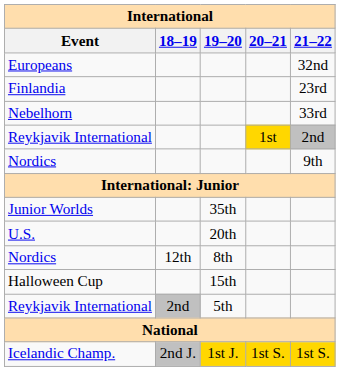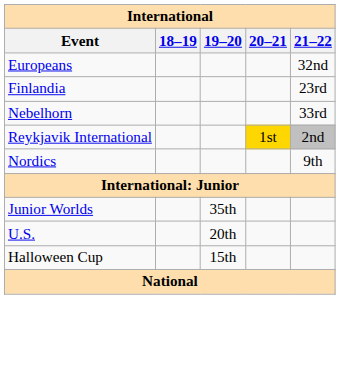- row: (32, 257)
- row: (80, 305)
- row: (62, 354)
